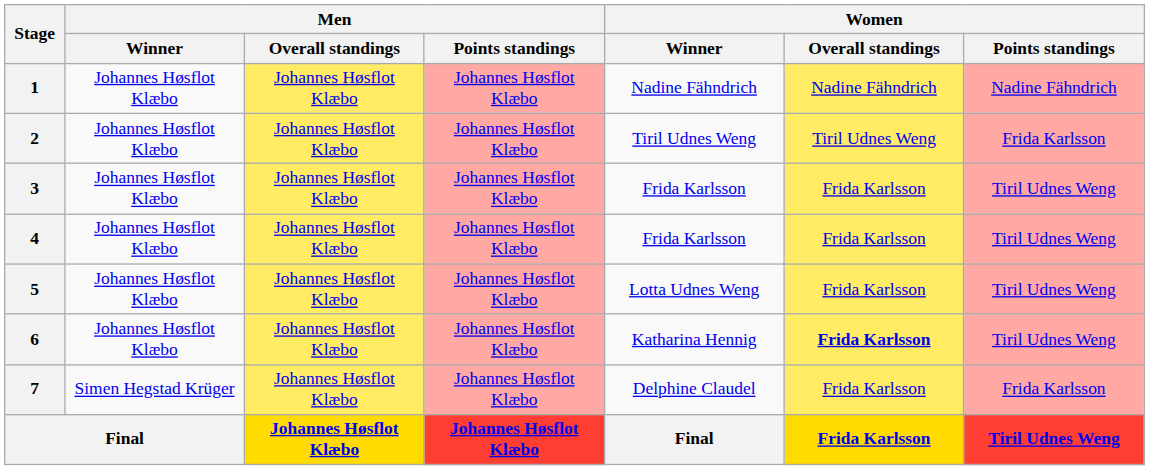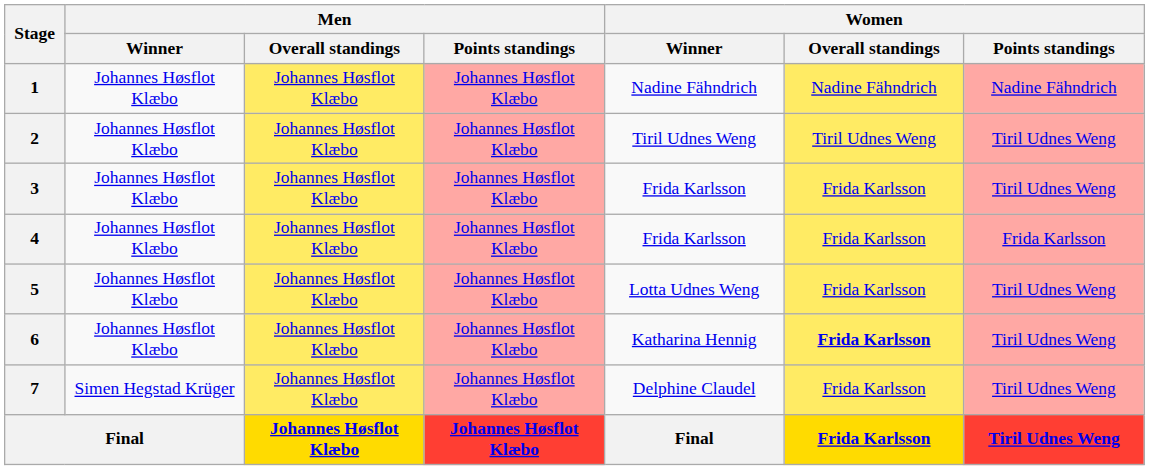(1054, 138) Frida Karlsson -> (1054, 138) Tiril Udnes Weng
(1054, 238) Tiril Udnes Weng -> (1054, 238) Frida Karlsson
(1054, 389) Frida Karlsson -> (1054, 389) Tiril Udnes Weng
